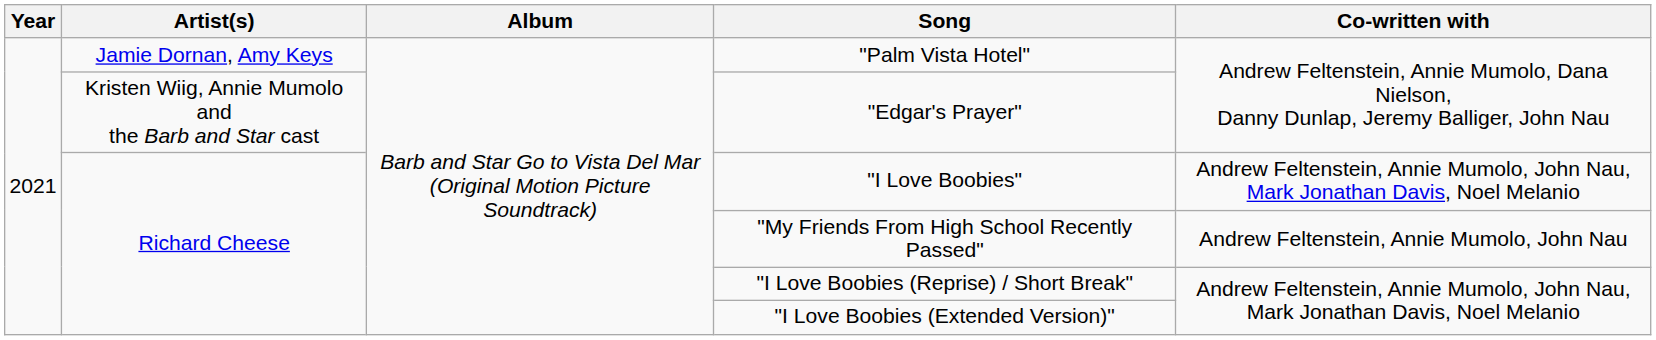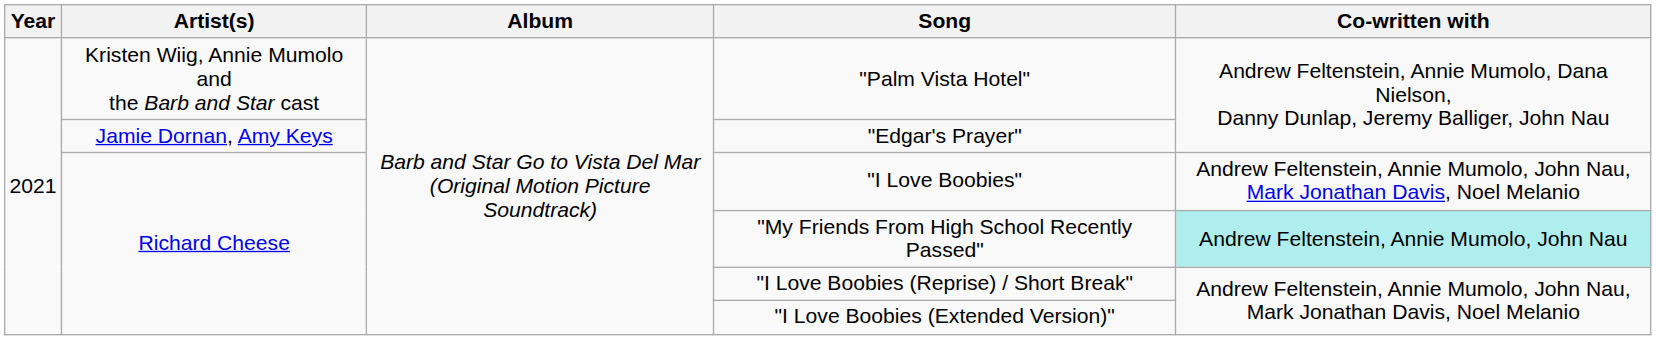(214, 54) Jamie Dornan, Amy Keys -> (214, 78) Kristen Wiig, Annie Mumolo and the Barb and Star cast
(214, 111) Kristen Wiig, Annie Mumolo and the Barb and Star cast -> (214, 135) Jamie Dornan, Amy Keys
(1413, 238) no background -> (1413, 238) paleturquoise background
